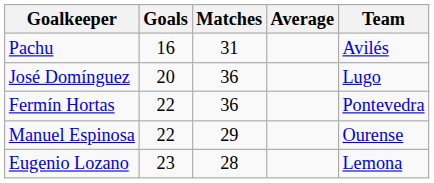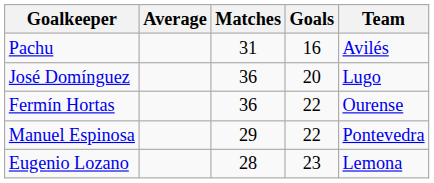columns swapped: (166, 18) <-> (302, 18)
(384, 105) Pontevedra -> (373, 105) Ourense
(373, 134) Ourense -> (384, 134) Pontevedra
